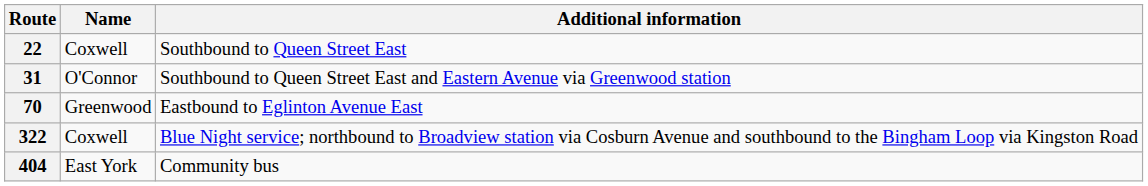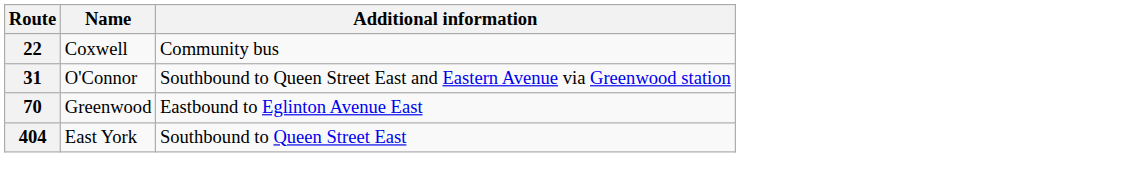(283, 48) Southbound to Queen Street East -> (220, 48) Community bus
- row: (33, 136)
(220, 166) Community bus -> (283, 136) Southbound to Queen Street East
